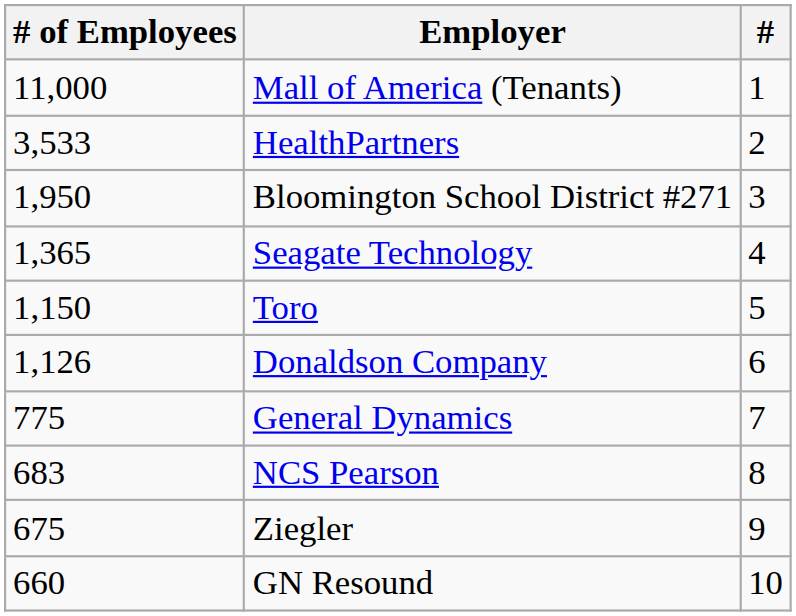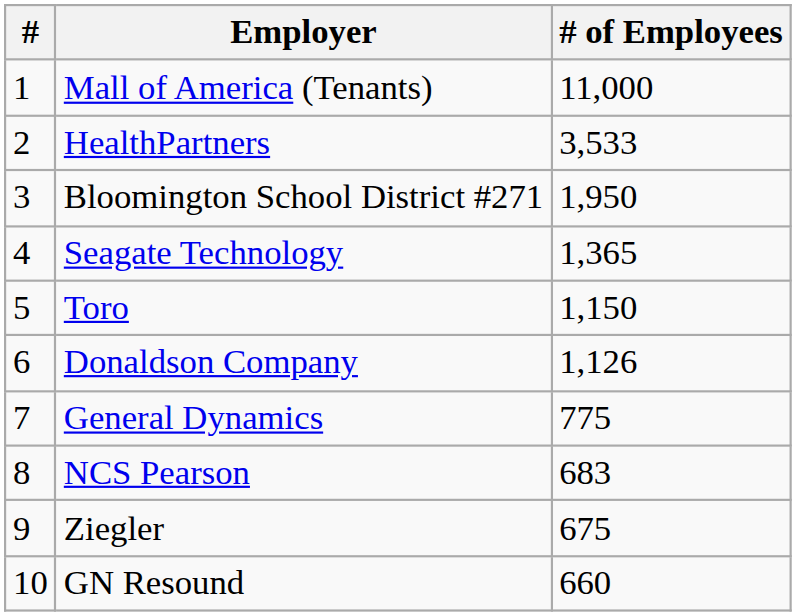columns swapped: (766, 32) <-> (125, 32)
